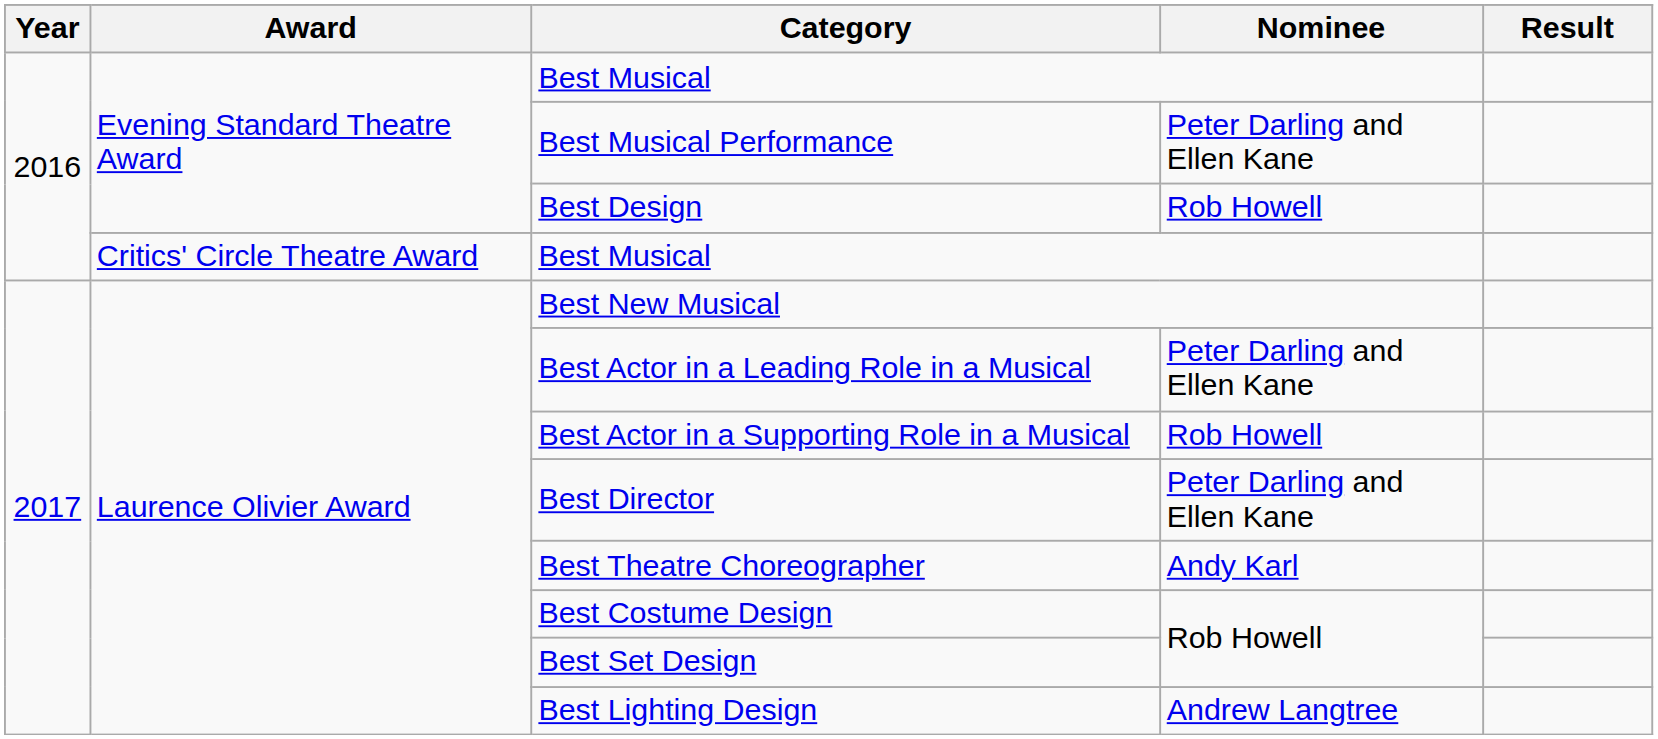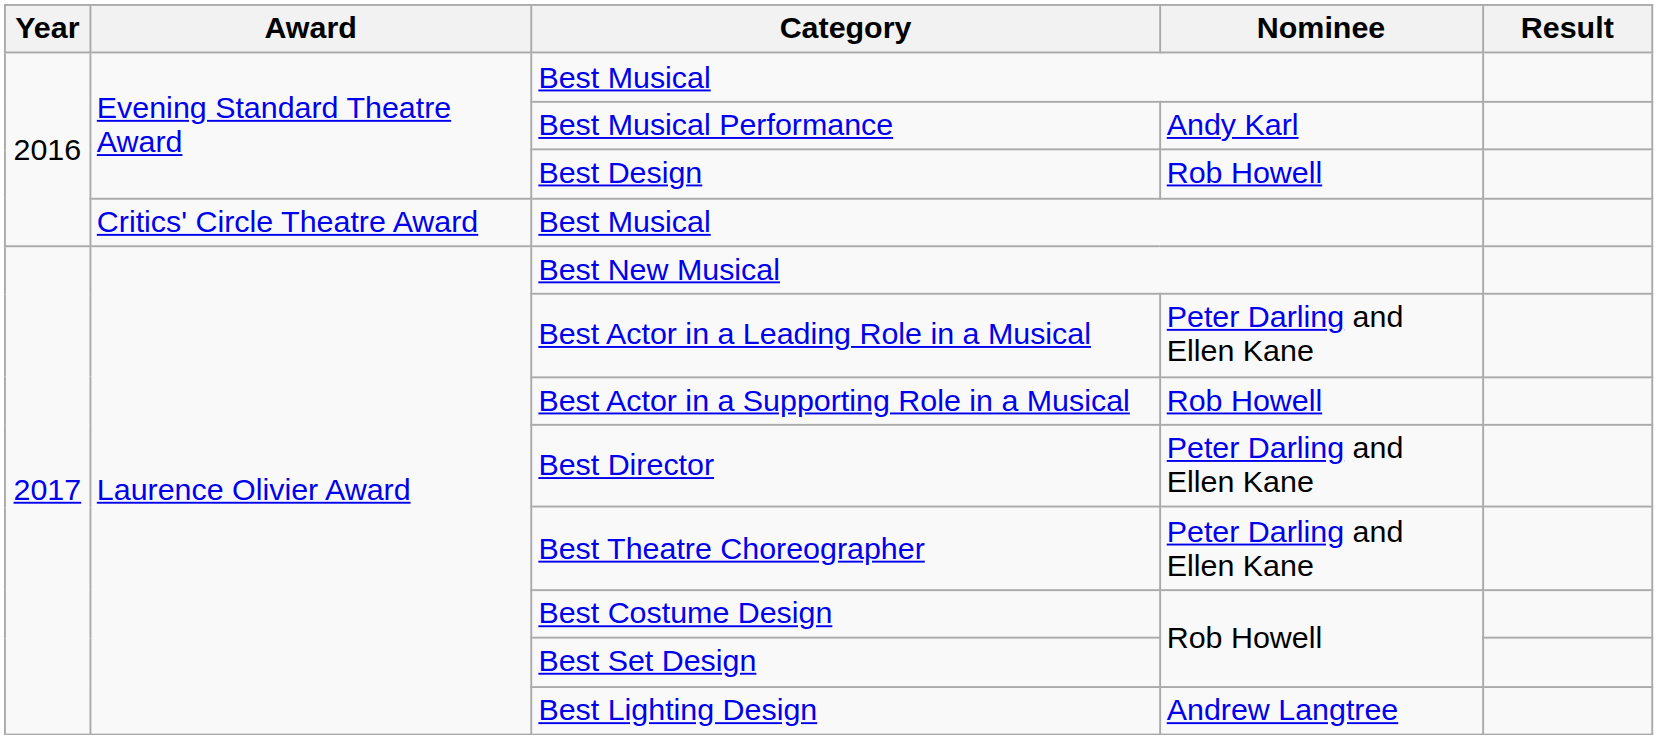(1285, 142) Peter Darling and Ellen Kane -> (1233, 125) Andy Karl
(1233, 565) Andy Karl -> (1285, 548) Peter Darling and Ellen Kane
